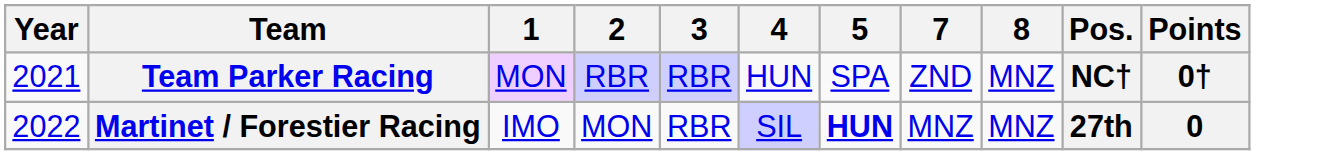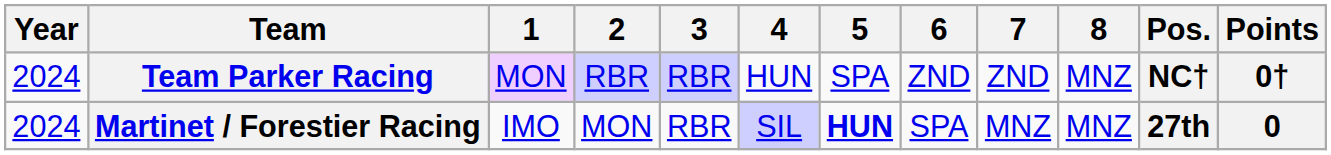+ column: (939, 29)
(46, 77) 2021 -> (46, 77) 2024
(46, 125) 2022 -> (46, 125) 2024
